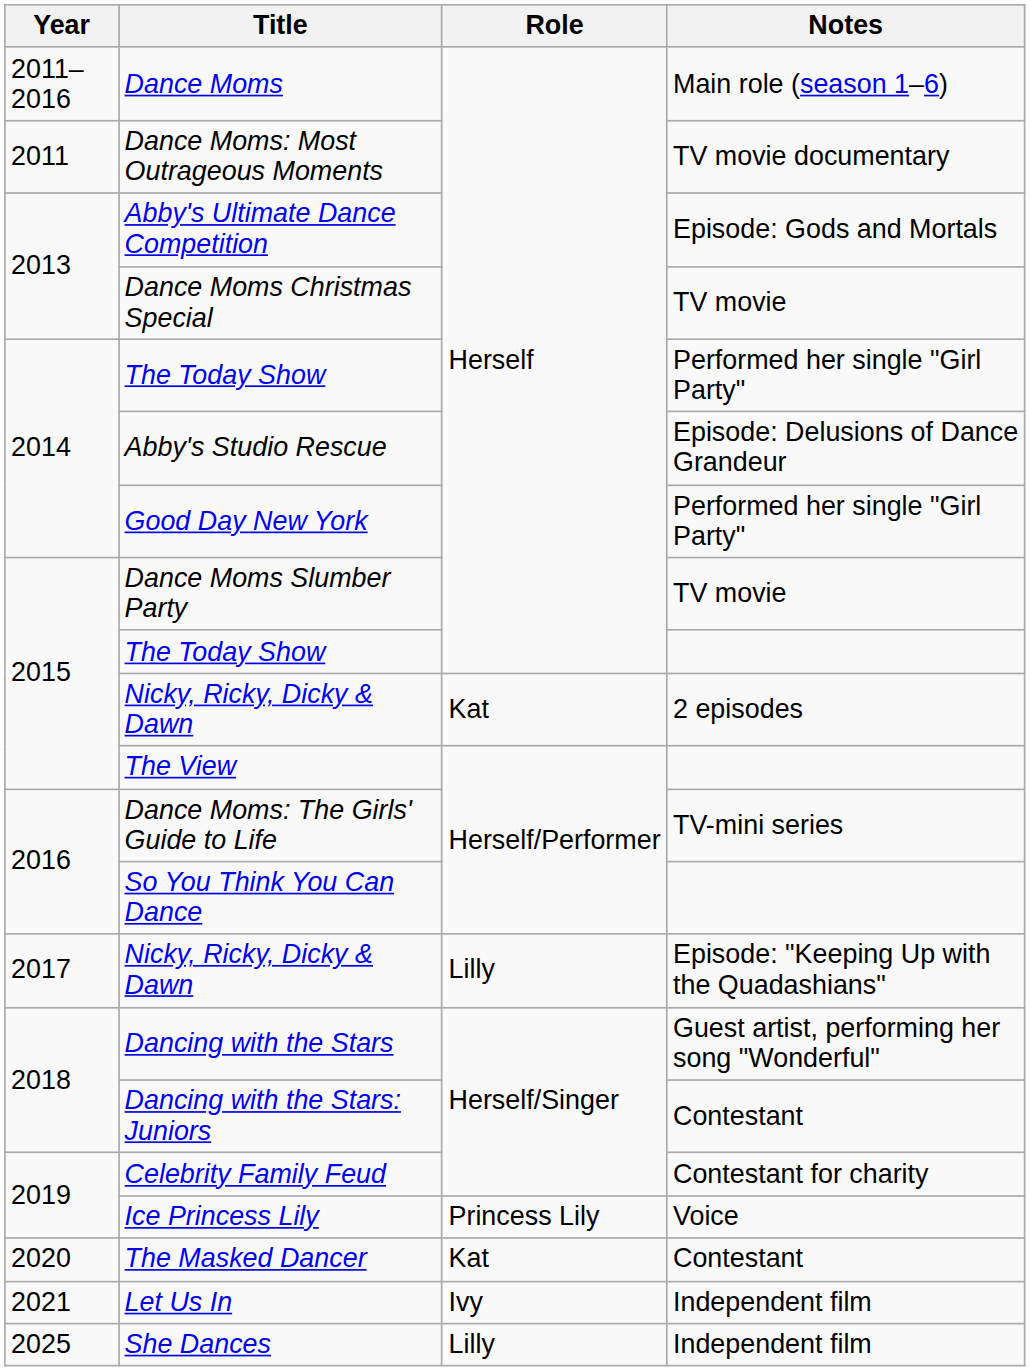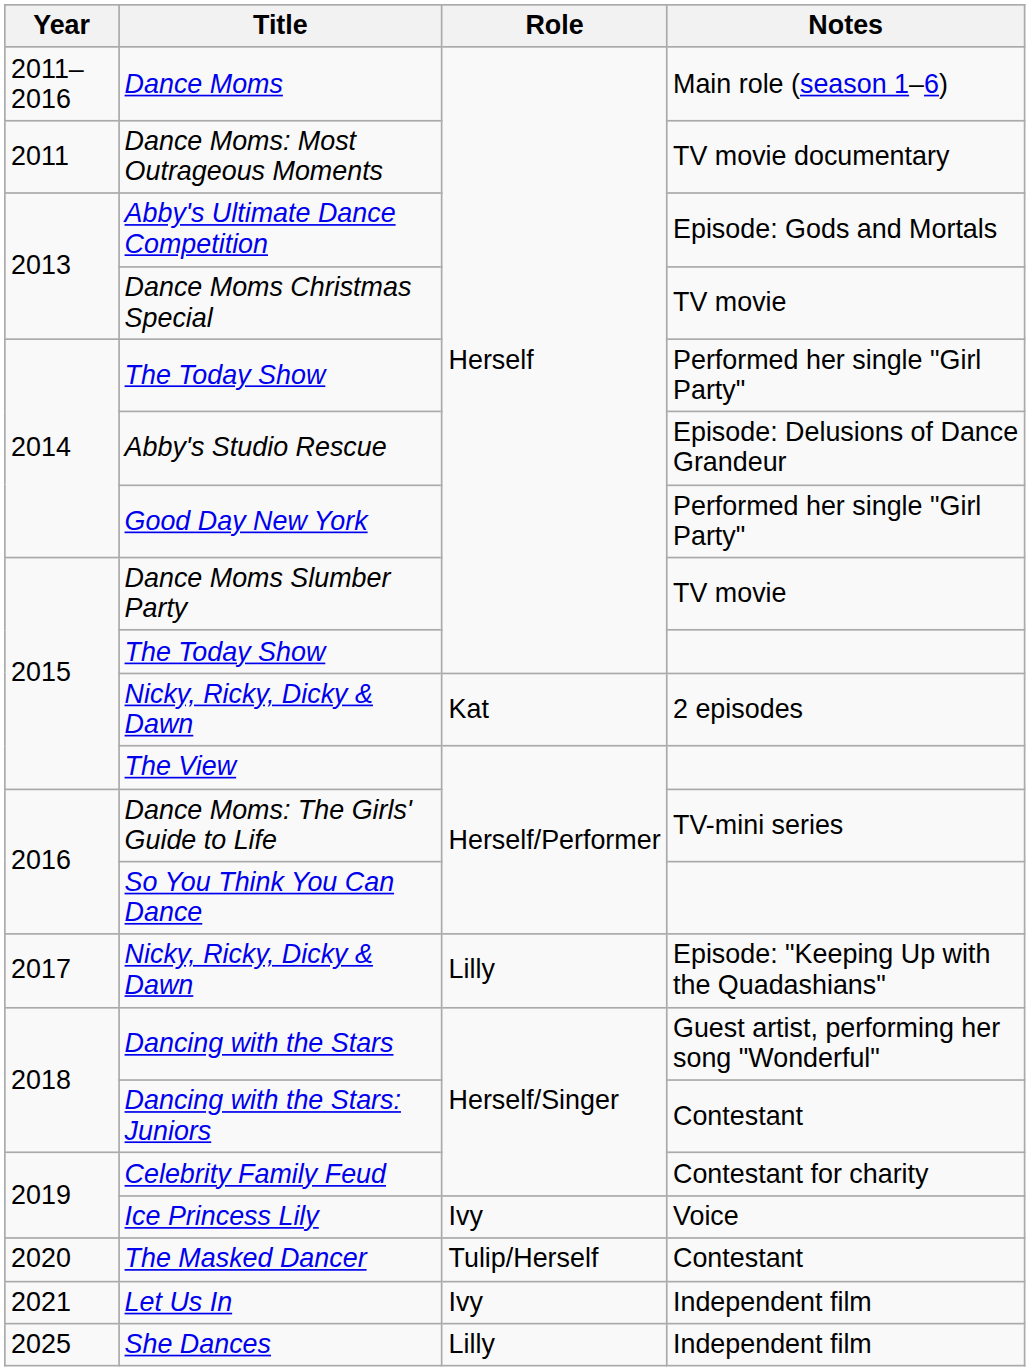(524, 1216) Princess Lily -> (466, 1216) Ivy
(469, 1259) Kat -> (523, 1259) Tulip/Herself
